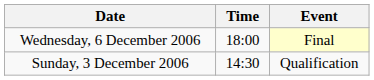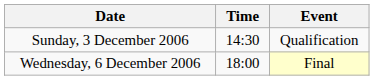rows swapped: (110, 63) <-> (110, 39)
